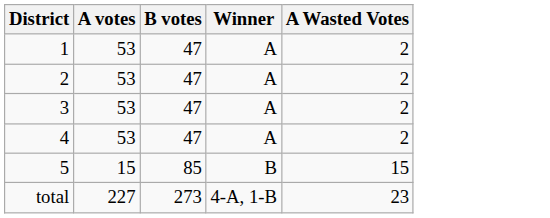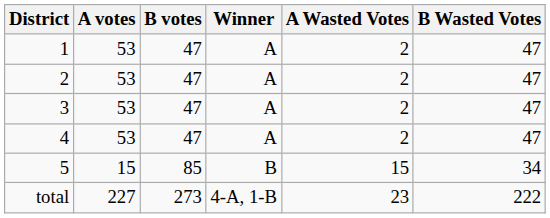+ column: (480, 19)
